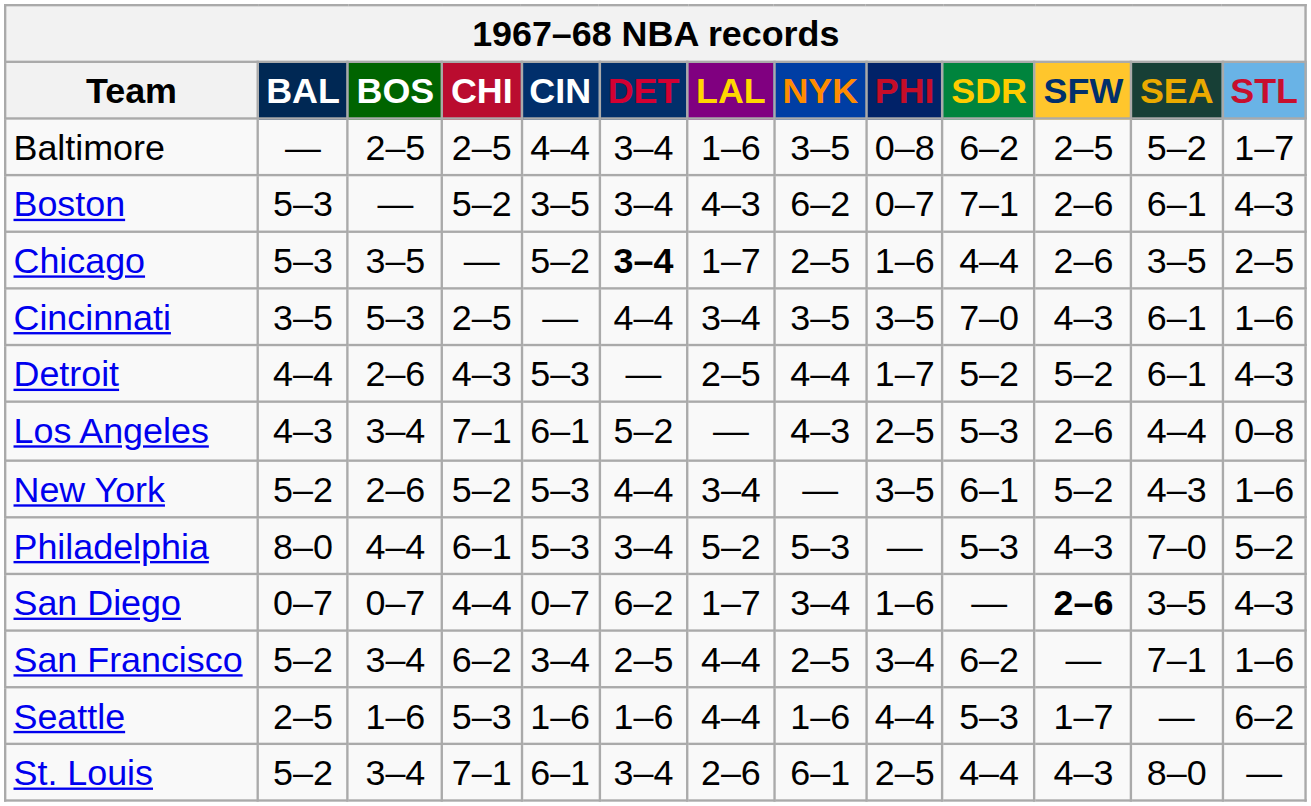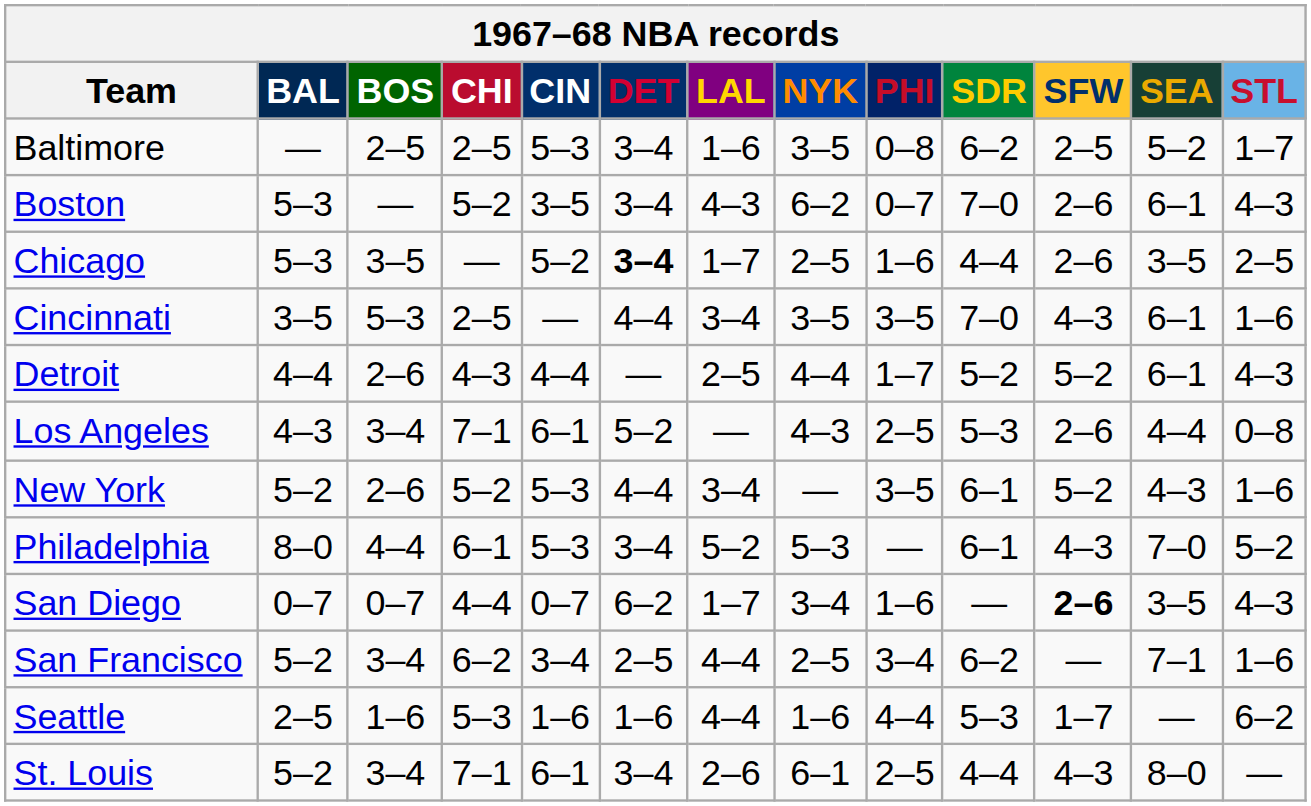(560, 147) 4–4 -> (560, 147) 5–3
(989, 204) 7–1 -> (989, 204) 7–0
(560, 374) 5–3 -> (560, 374) 4–4
(989, 545) 5–3 -> (989, 545) 6–1
